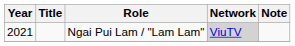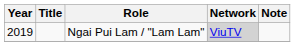(20, 32) 2021 -> (20, 32) 2019
